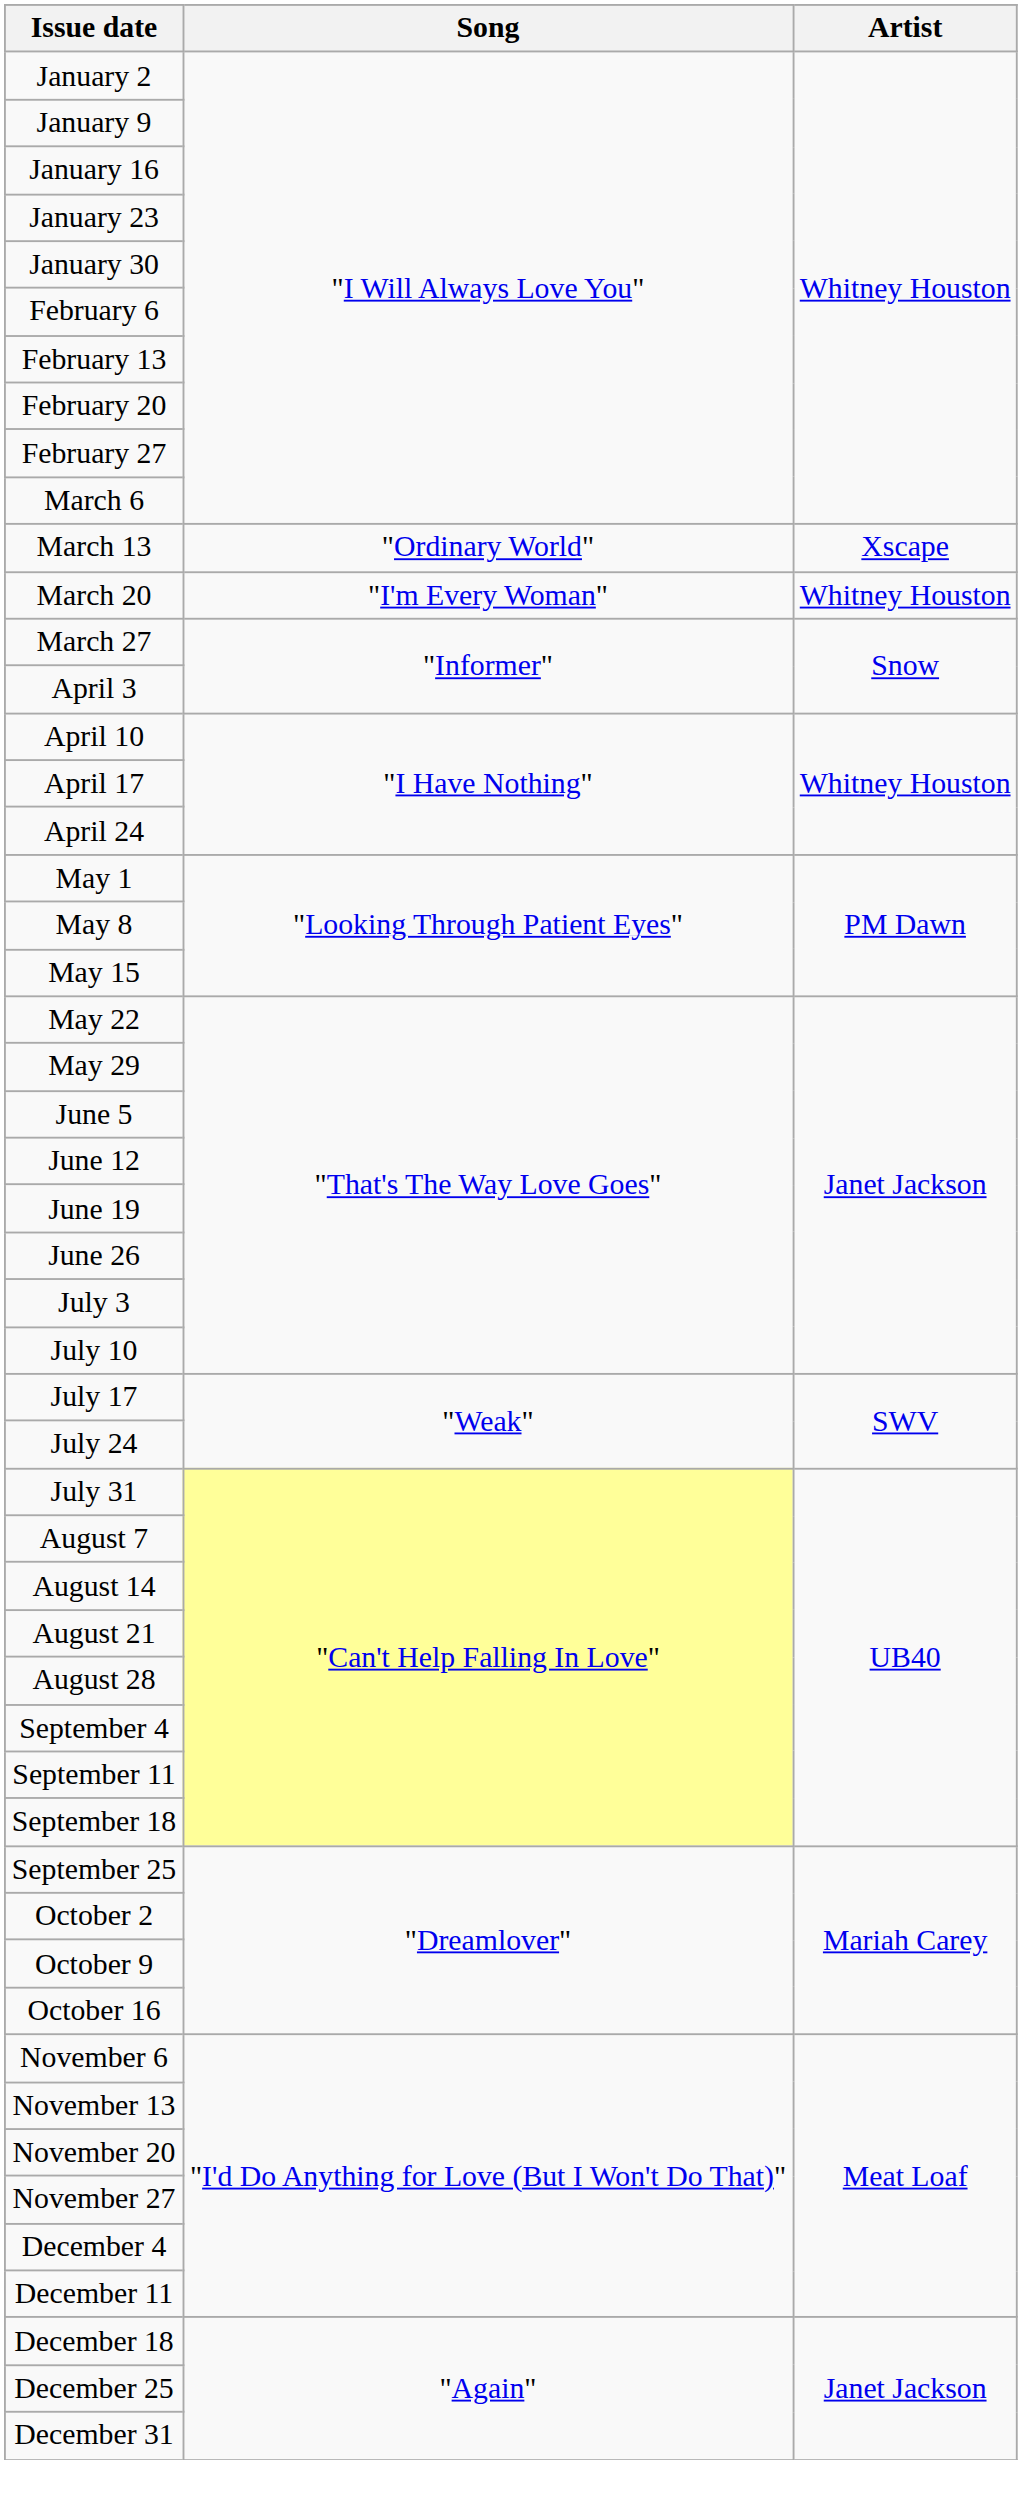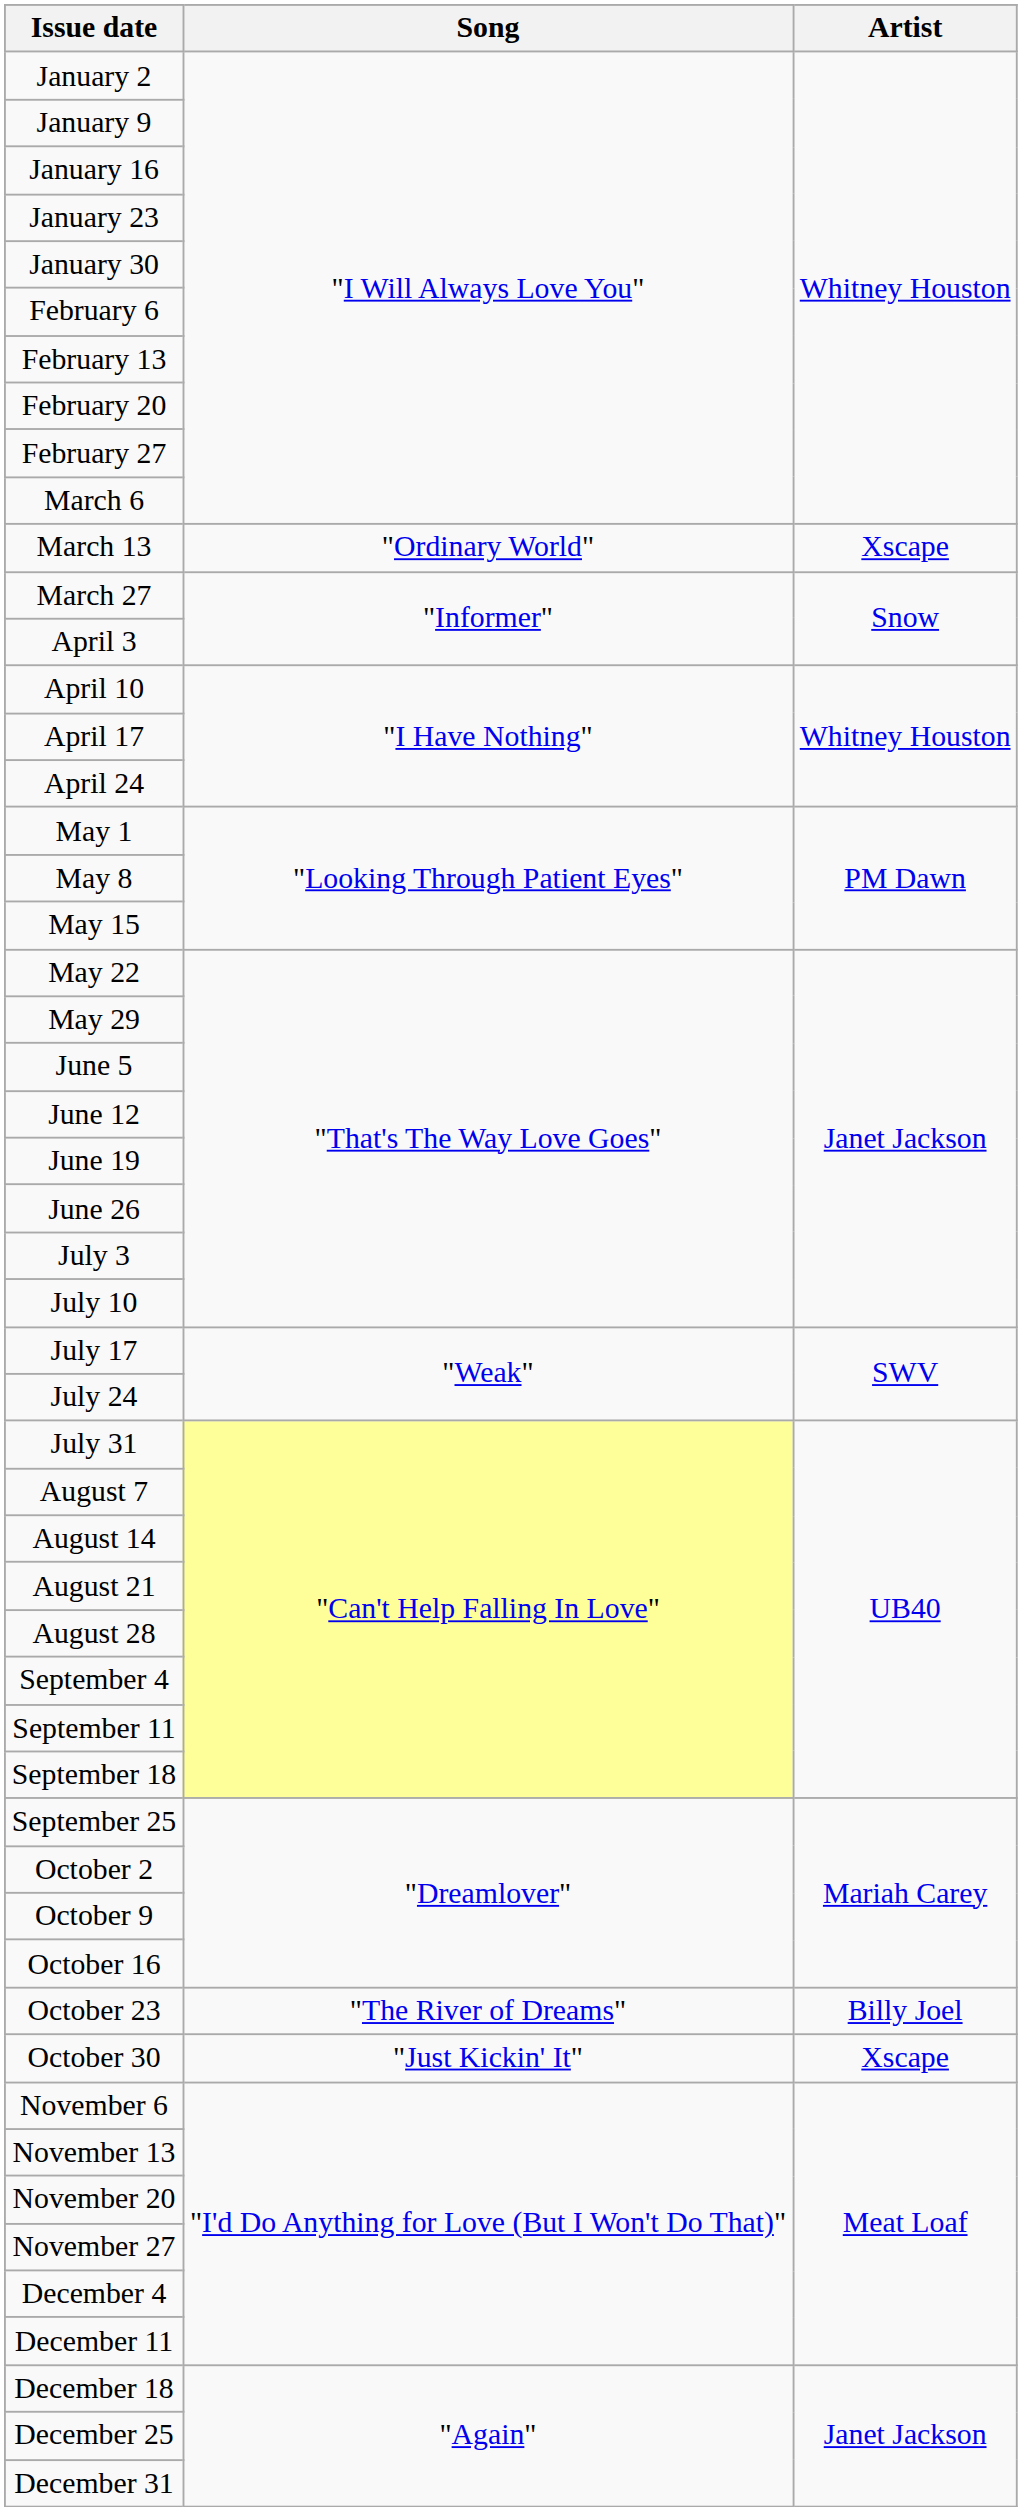- row: (94, 594)
+ row: (94, 2010)
+ row: (94, 2057)
